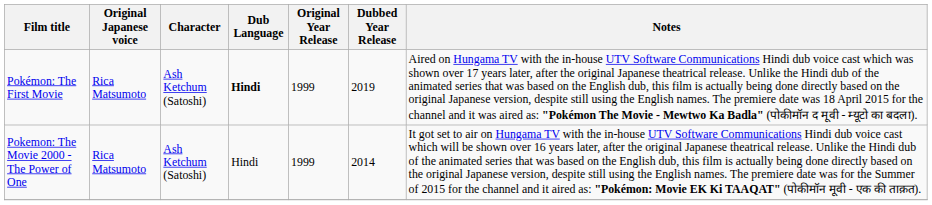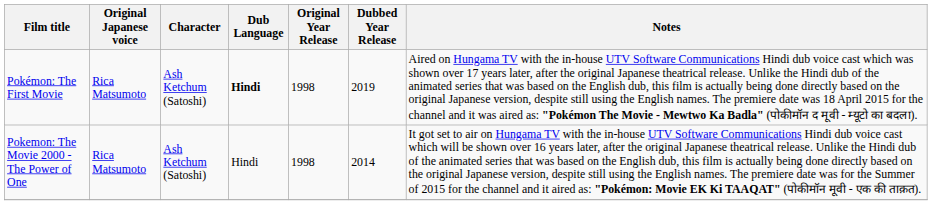(303, 87) 1999 -> (303, 87) 1998
(303, 162) 1999 -> (303, 162) 1998
